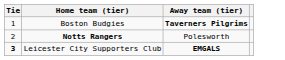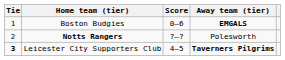+ column: (177, 11)
(206, 23) Taverners Pilgrims -> (233, 23) EMGALS
(206, 49) EMGALS -> (233, 49) Taverners Pilgrims
